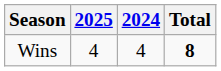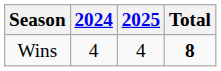columns swapped: (141, 19) <-> (94, 19)
